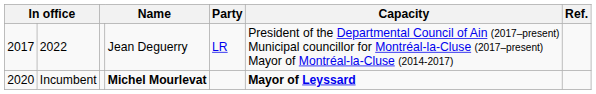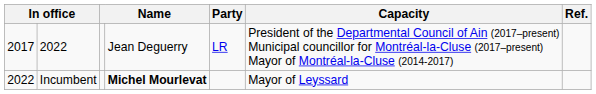(21, 80) 2020 -> (21, 80) 2022
(302, 80) bold -> (298, 80) normal
